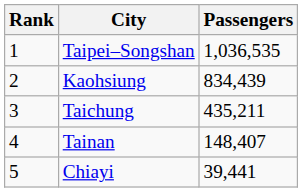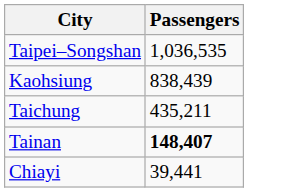- column: (31, 19)
(235, 80) 834,439 -> (181, 80) 838,439
(235, 141) normal -> (181, 141) bold
